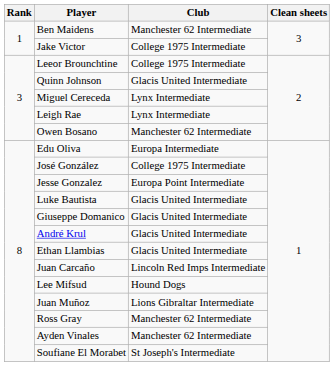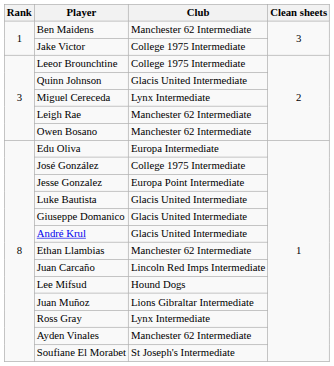(170, 115) Lynx Intermediate -> (191, 115) Manchester 62 Intermediate
(189, 251) Glacis United Intermediate -> (191, 251) Manchester 62 Intermediate
(191, 319) Manchester 62 Intermediate -> (170, 319) Lynx Intermediate
